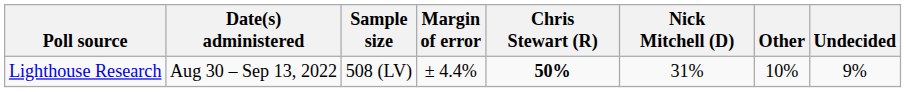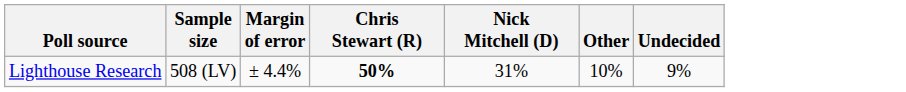- column: (254, 30)
